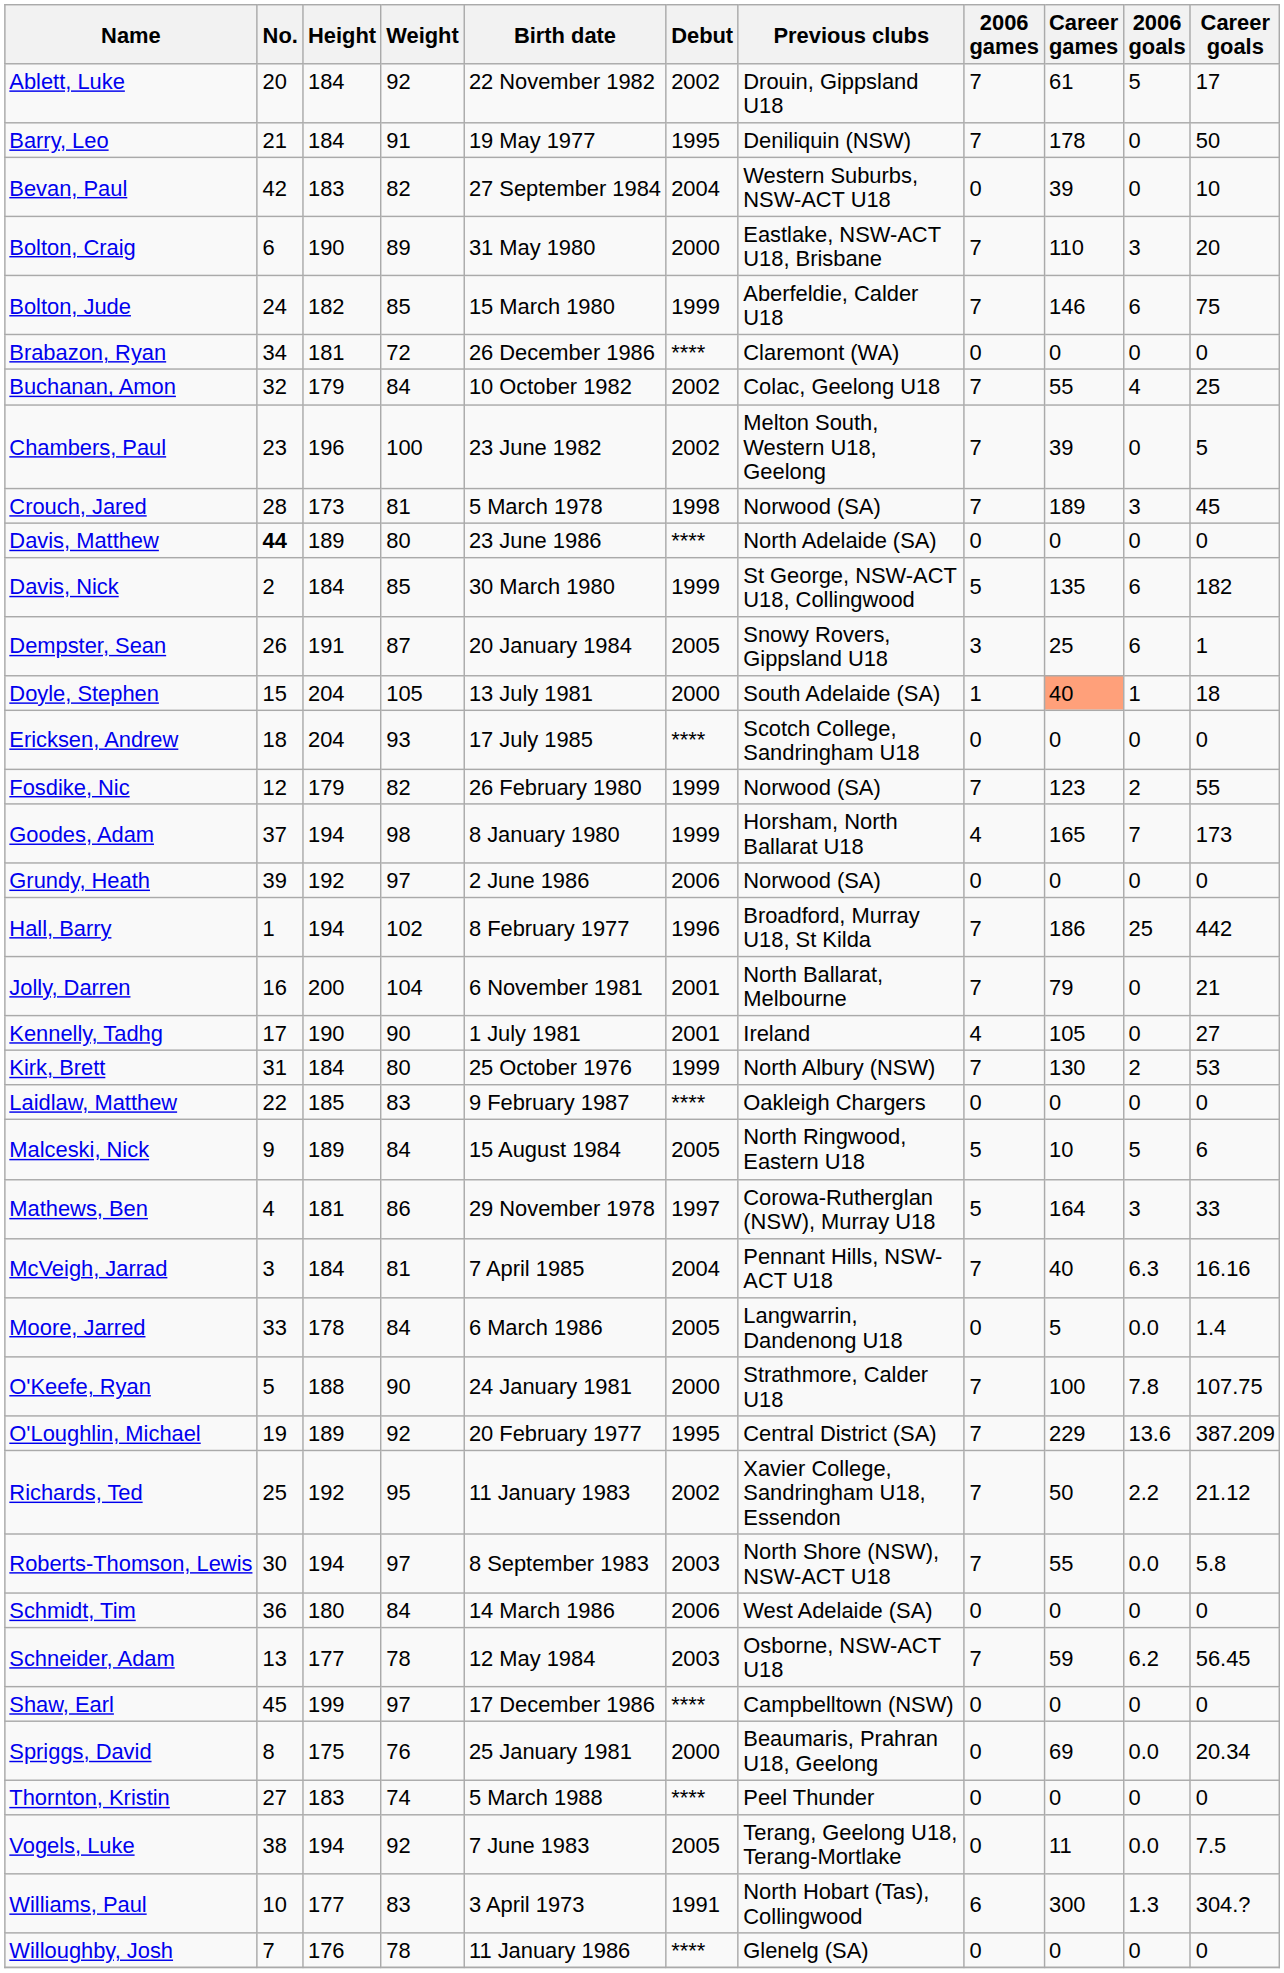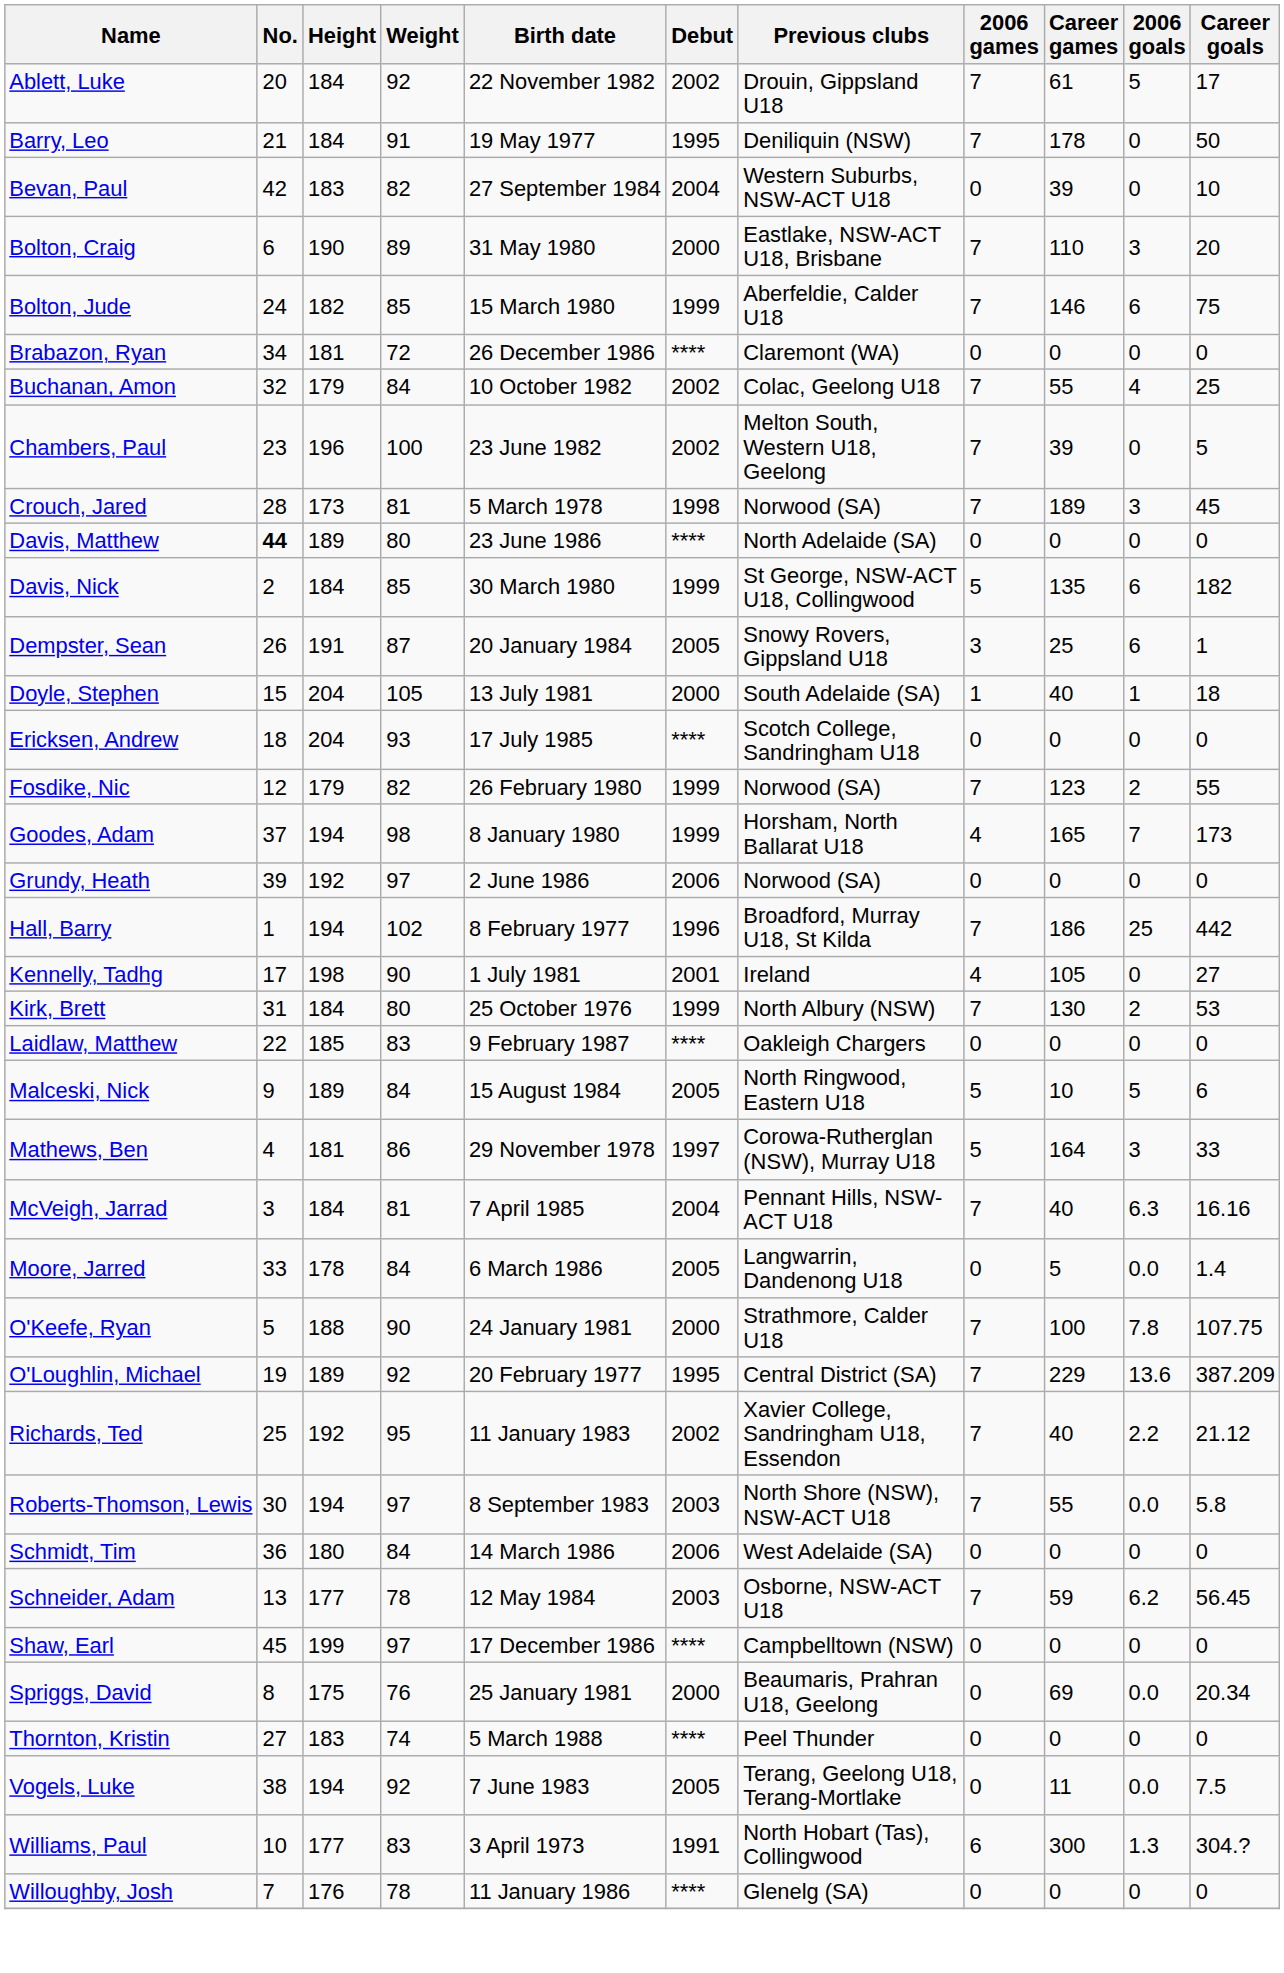(1061, 693) lightsalmon background -> (1061, 693) no background
- row: (70, 986)
(326, 1033) 190 -> (326, 974) 198
(1061, 1492) 50 -> (1061, 1433) 40
